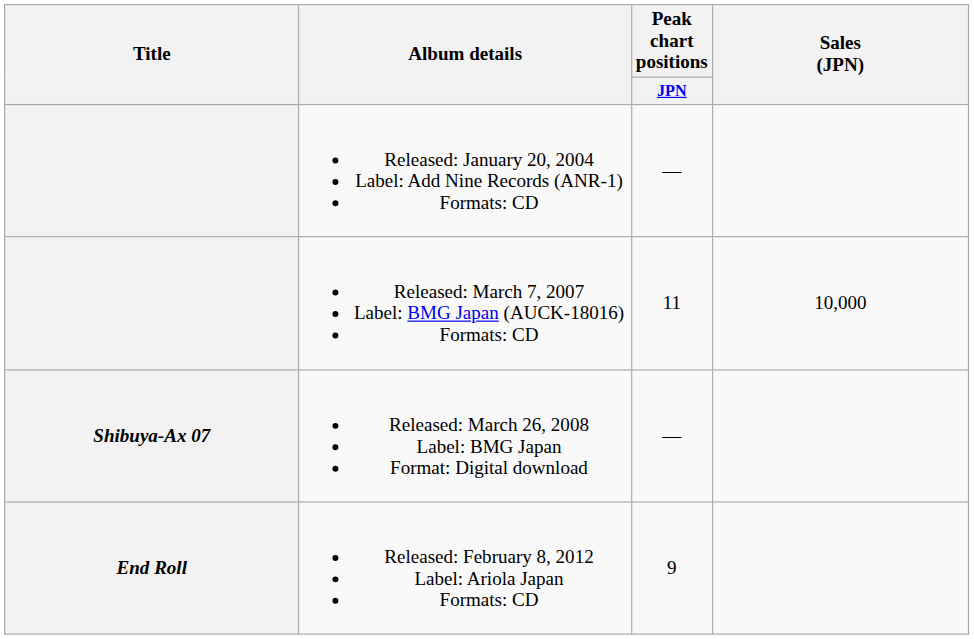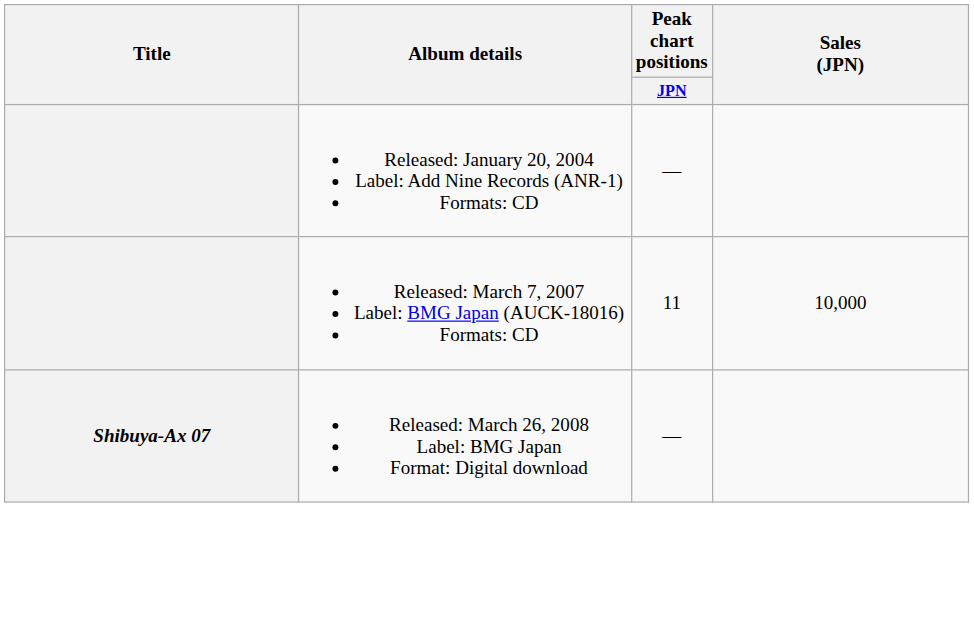- row: (465, 579)
